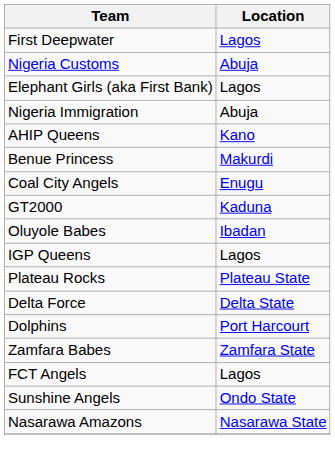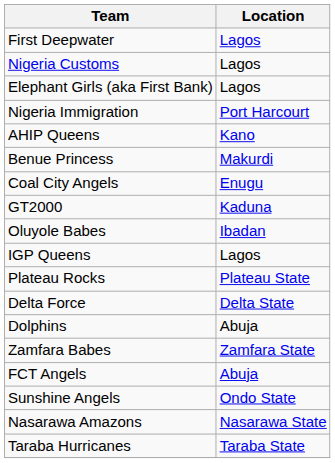(239, 64) Abuja -> (240, 64) Lagos
(239, 111) Abuja -> (264, 111) Port Harcourt
(264, 326) Port Harcourt -> (239, 326) Abuja
(240, 374) Lagos -> (239, 374) Abuja
+ row: (69, 445)
